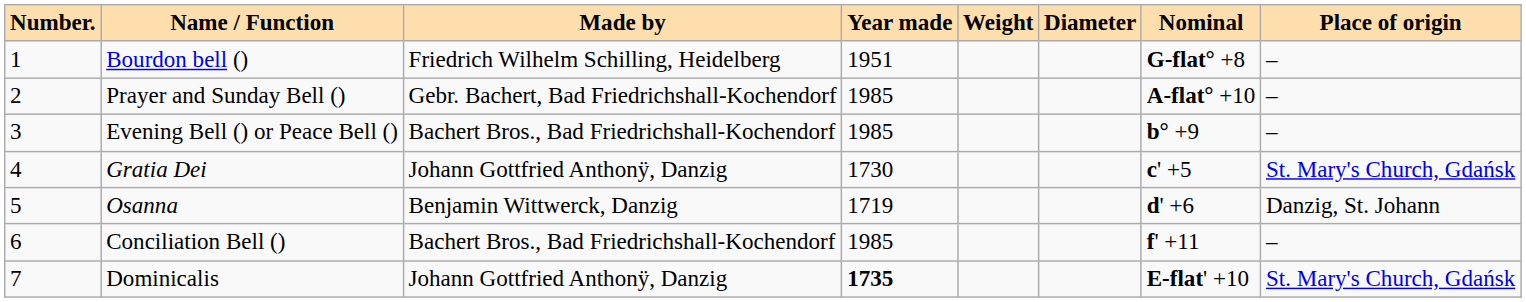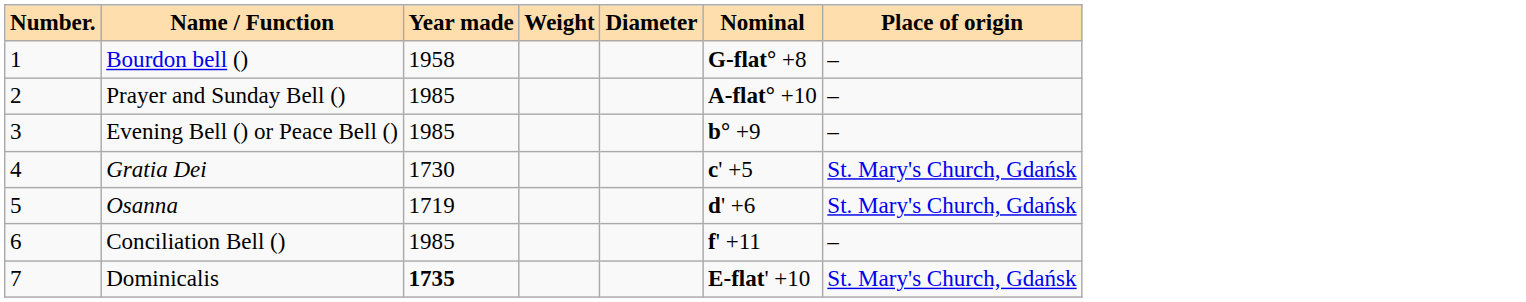- column: (623, 22)
(870, 59) 1951 -> (432, 59) 1958
(1353, 205) Danzig, St. Johann -> (952, 205) St. Mary's Church, Gdańsk
